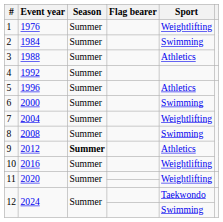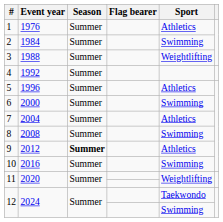(187, 27) Weightlifting -> (178, 27) Athletics
(178, 57) Athletics -> (187, 57) Weightlifting
(187, 118) Weightlifting -> (178, 118) Athletics
(187, 164) Weightlifting -> (182, 164) Swimming
